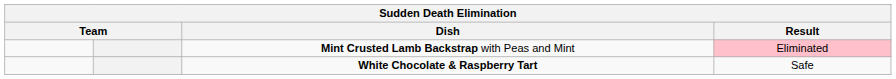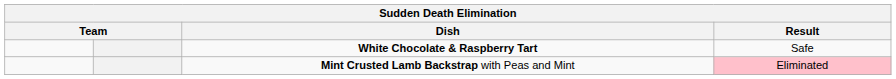rows swapped: (448, 66) <-> (448, 49)
